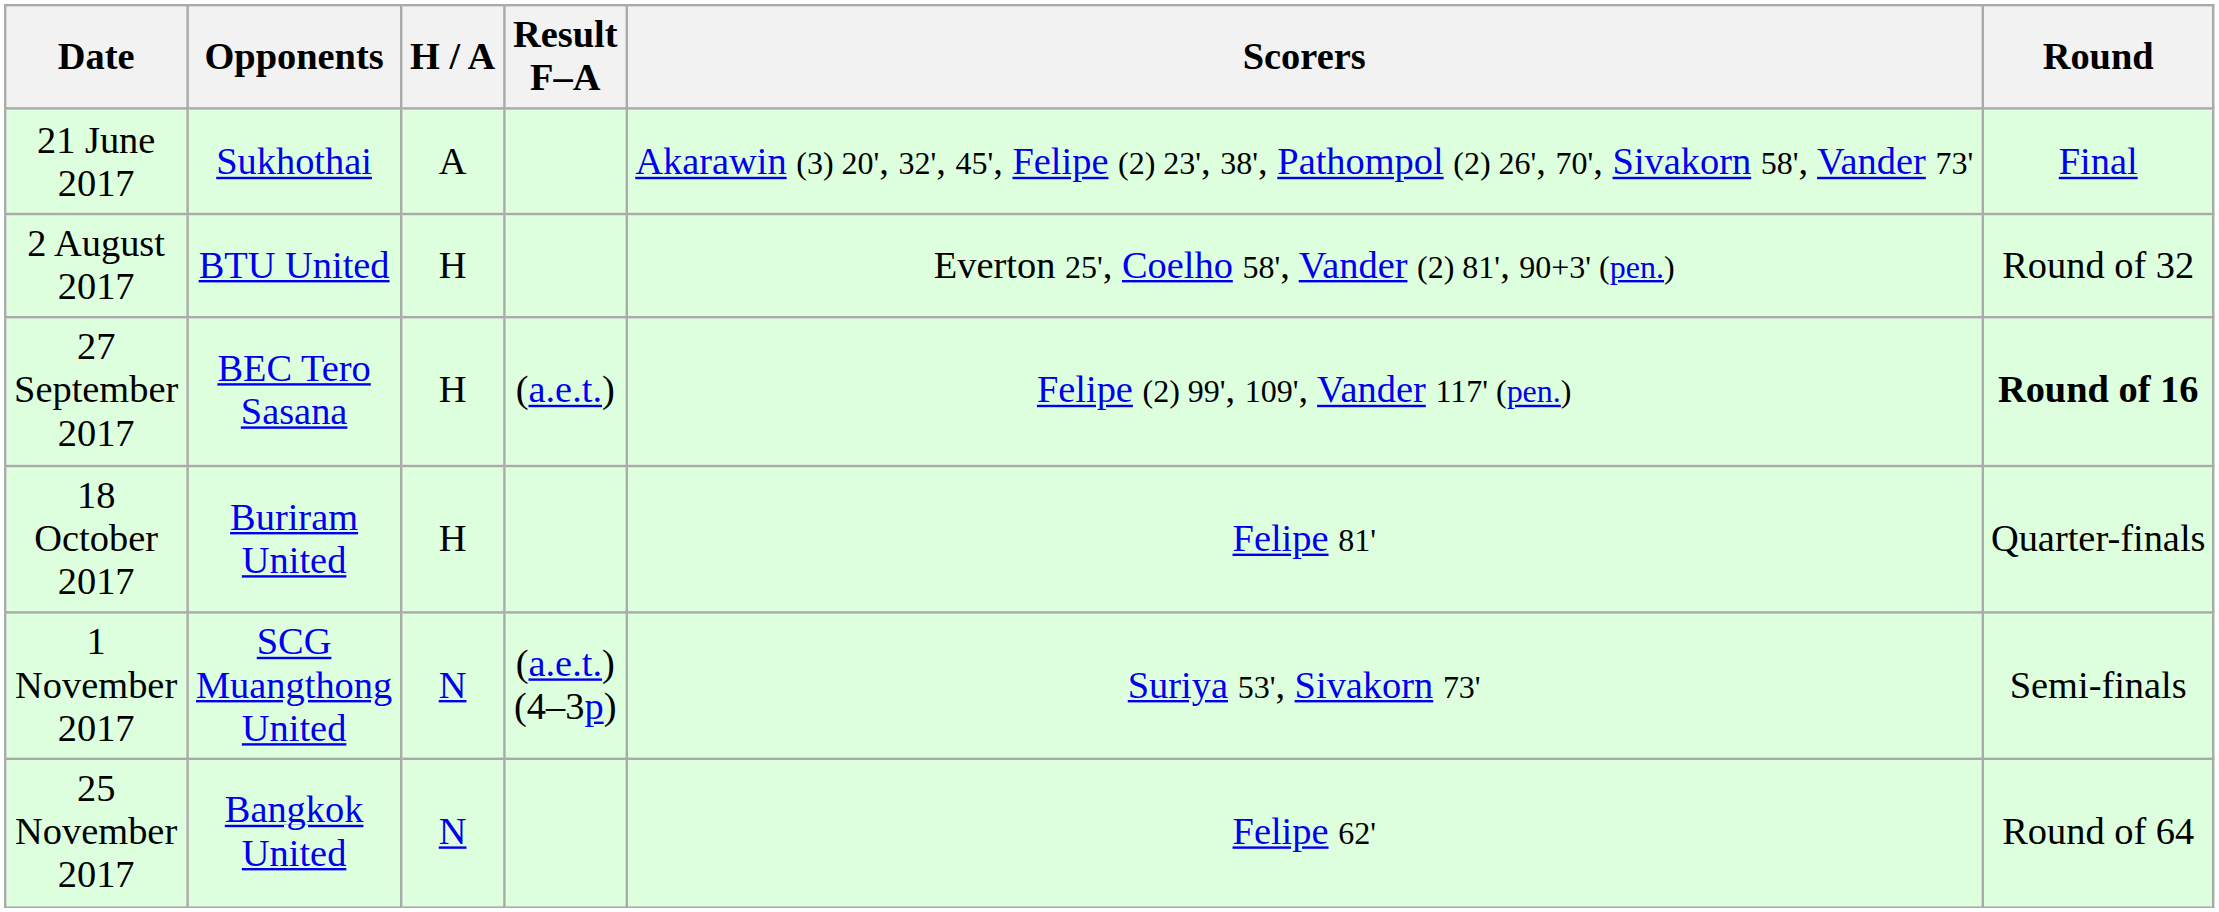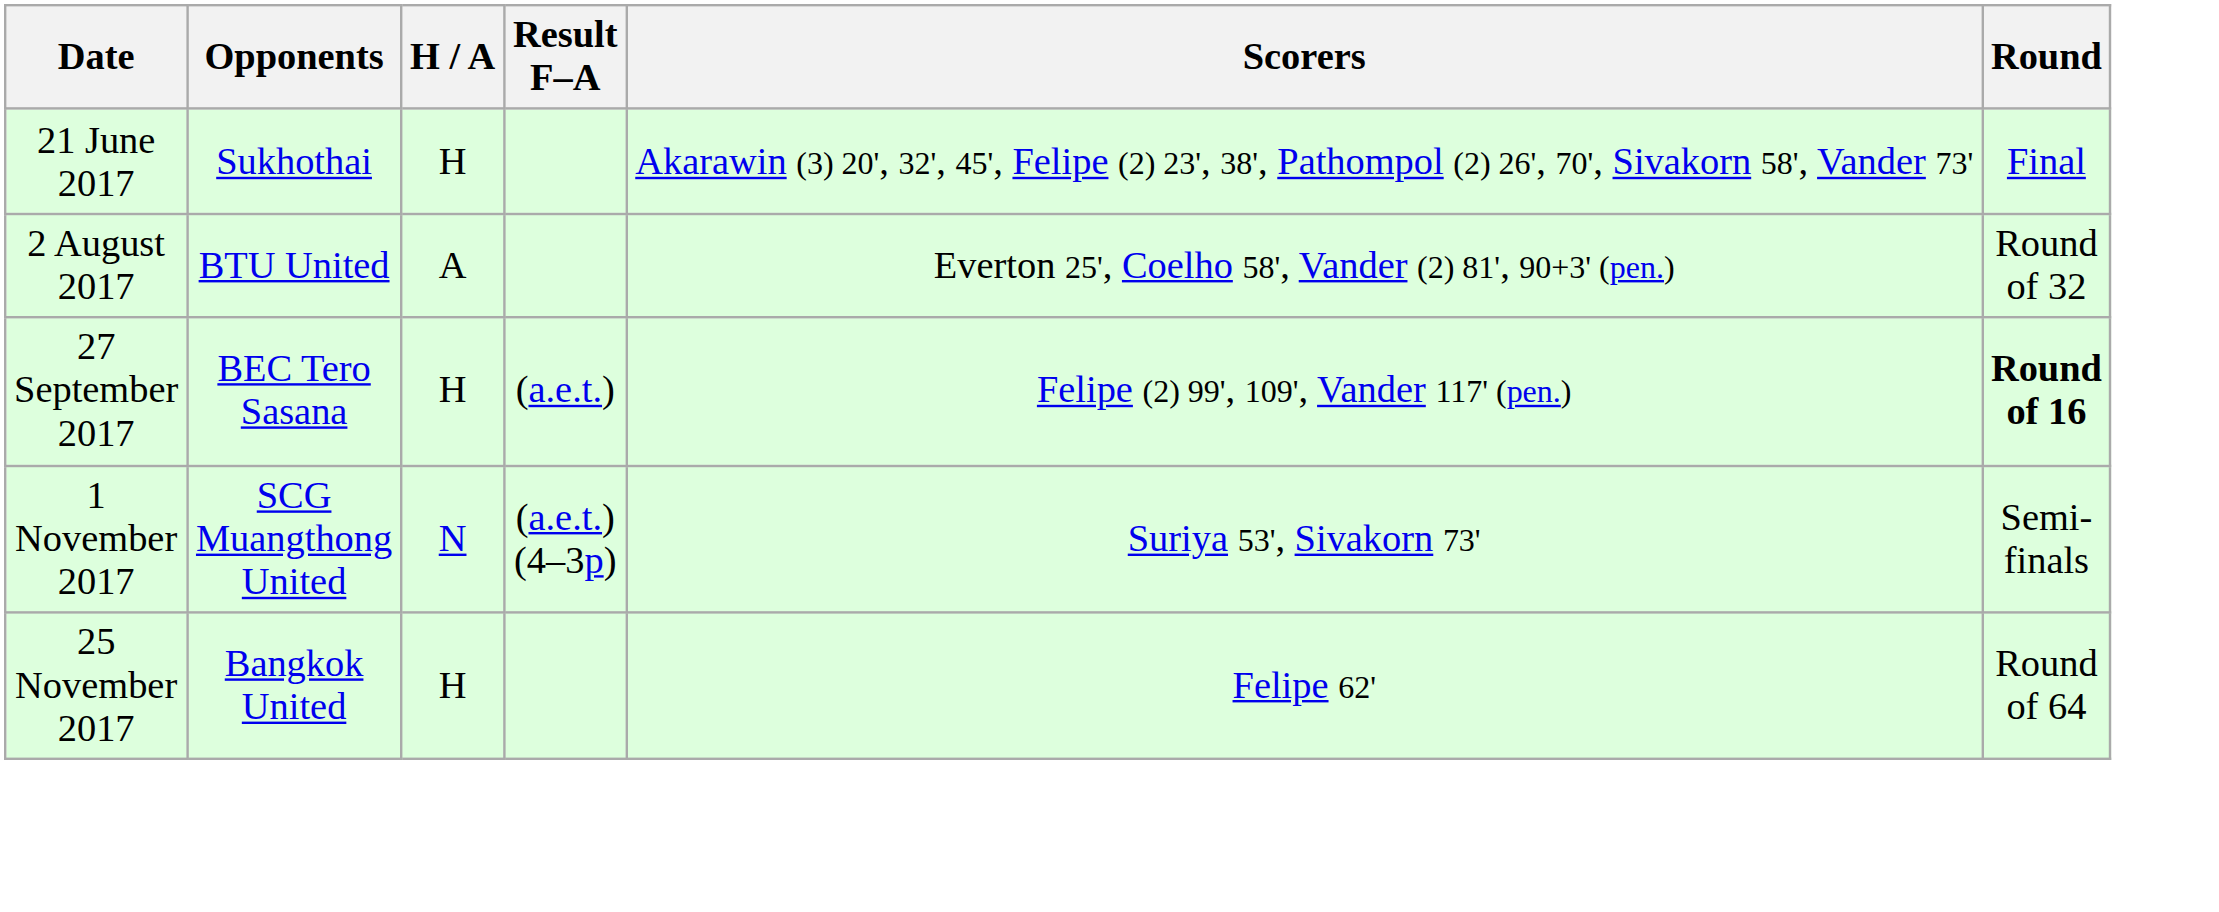(453, 160) A -> (453, 160) H
(453, 264) H -> (453, 264) A
- row: (96, 537)
(453, 832) N -> (453, 685) H
